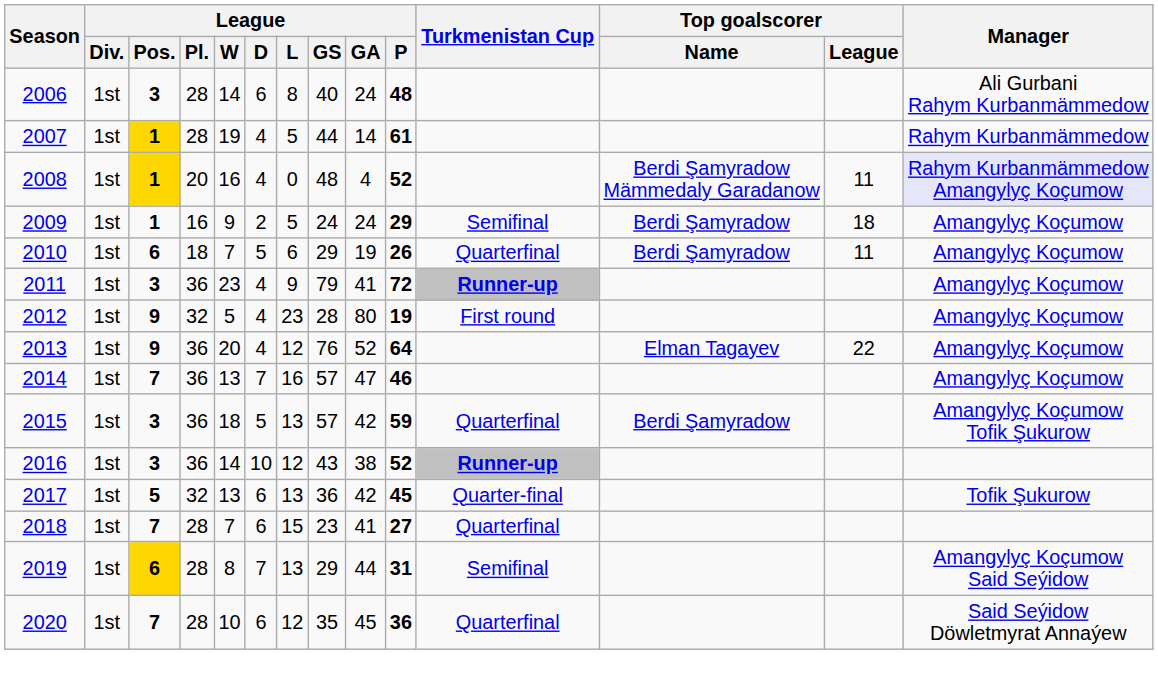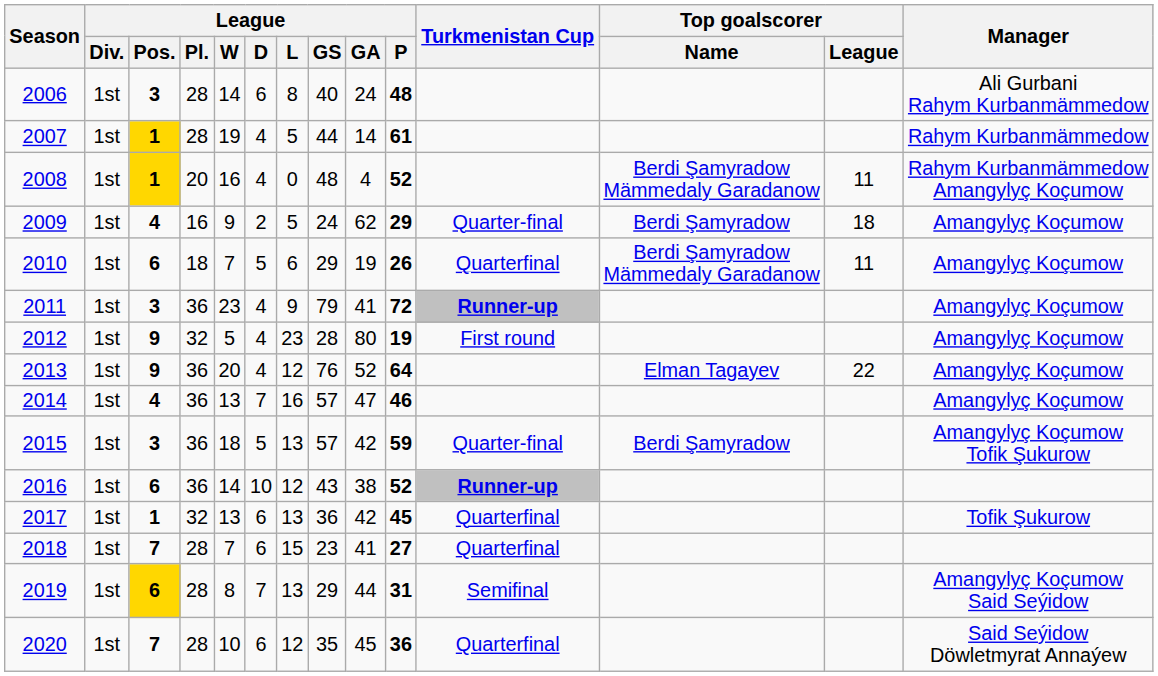(1028, 179) lavender background -> (1028, 179) no background
(155, 222) 1 -> (155, 222) 4
(366, 222) 24 -> (366, 222) 62
(508, 222) Semifinal -> (508, 222) Quarter-final
(712, 253) Berdi Şamyradow -> (712, 264) Berdi Şamyradow Mämmedaly Garadanow
(155, 379) 7 -> (155, 401) 4
(508, 421) Quarterfinal -> (508, 443) Quarter-final
(155, 464) 3 -> (155, 486) 6
(155, 495) 5 -> (155, 517) 1
(508, 495) Quarter-final -> (508, 517) Quarterfinal
